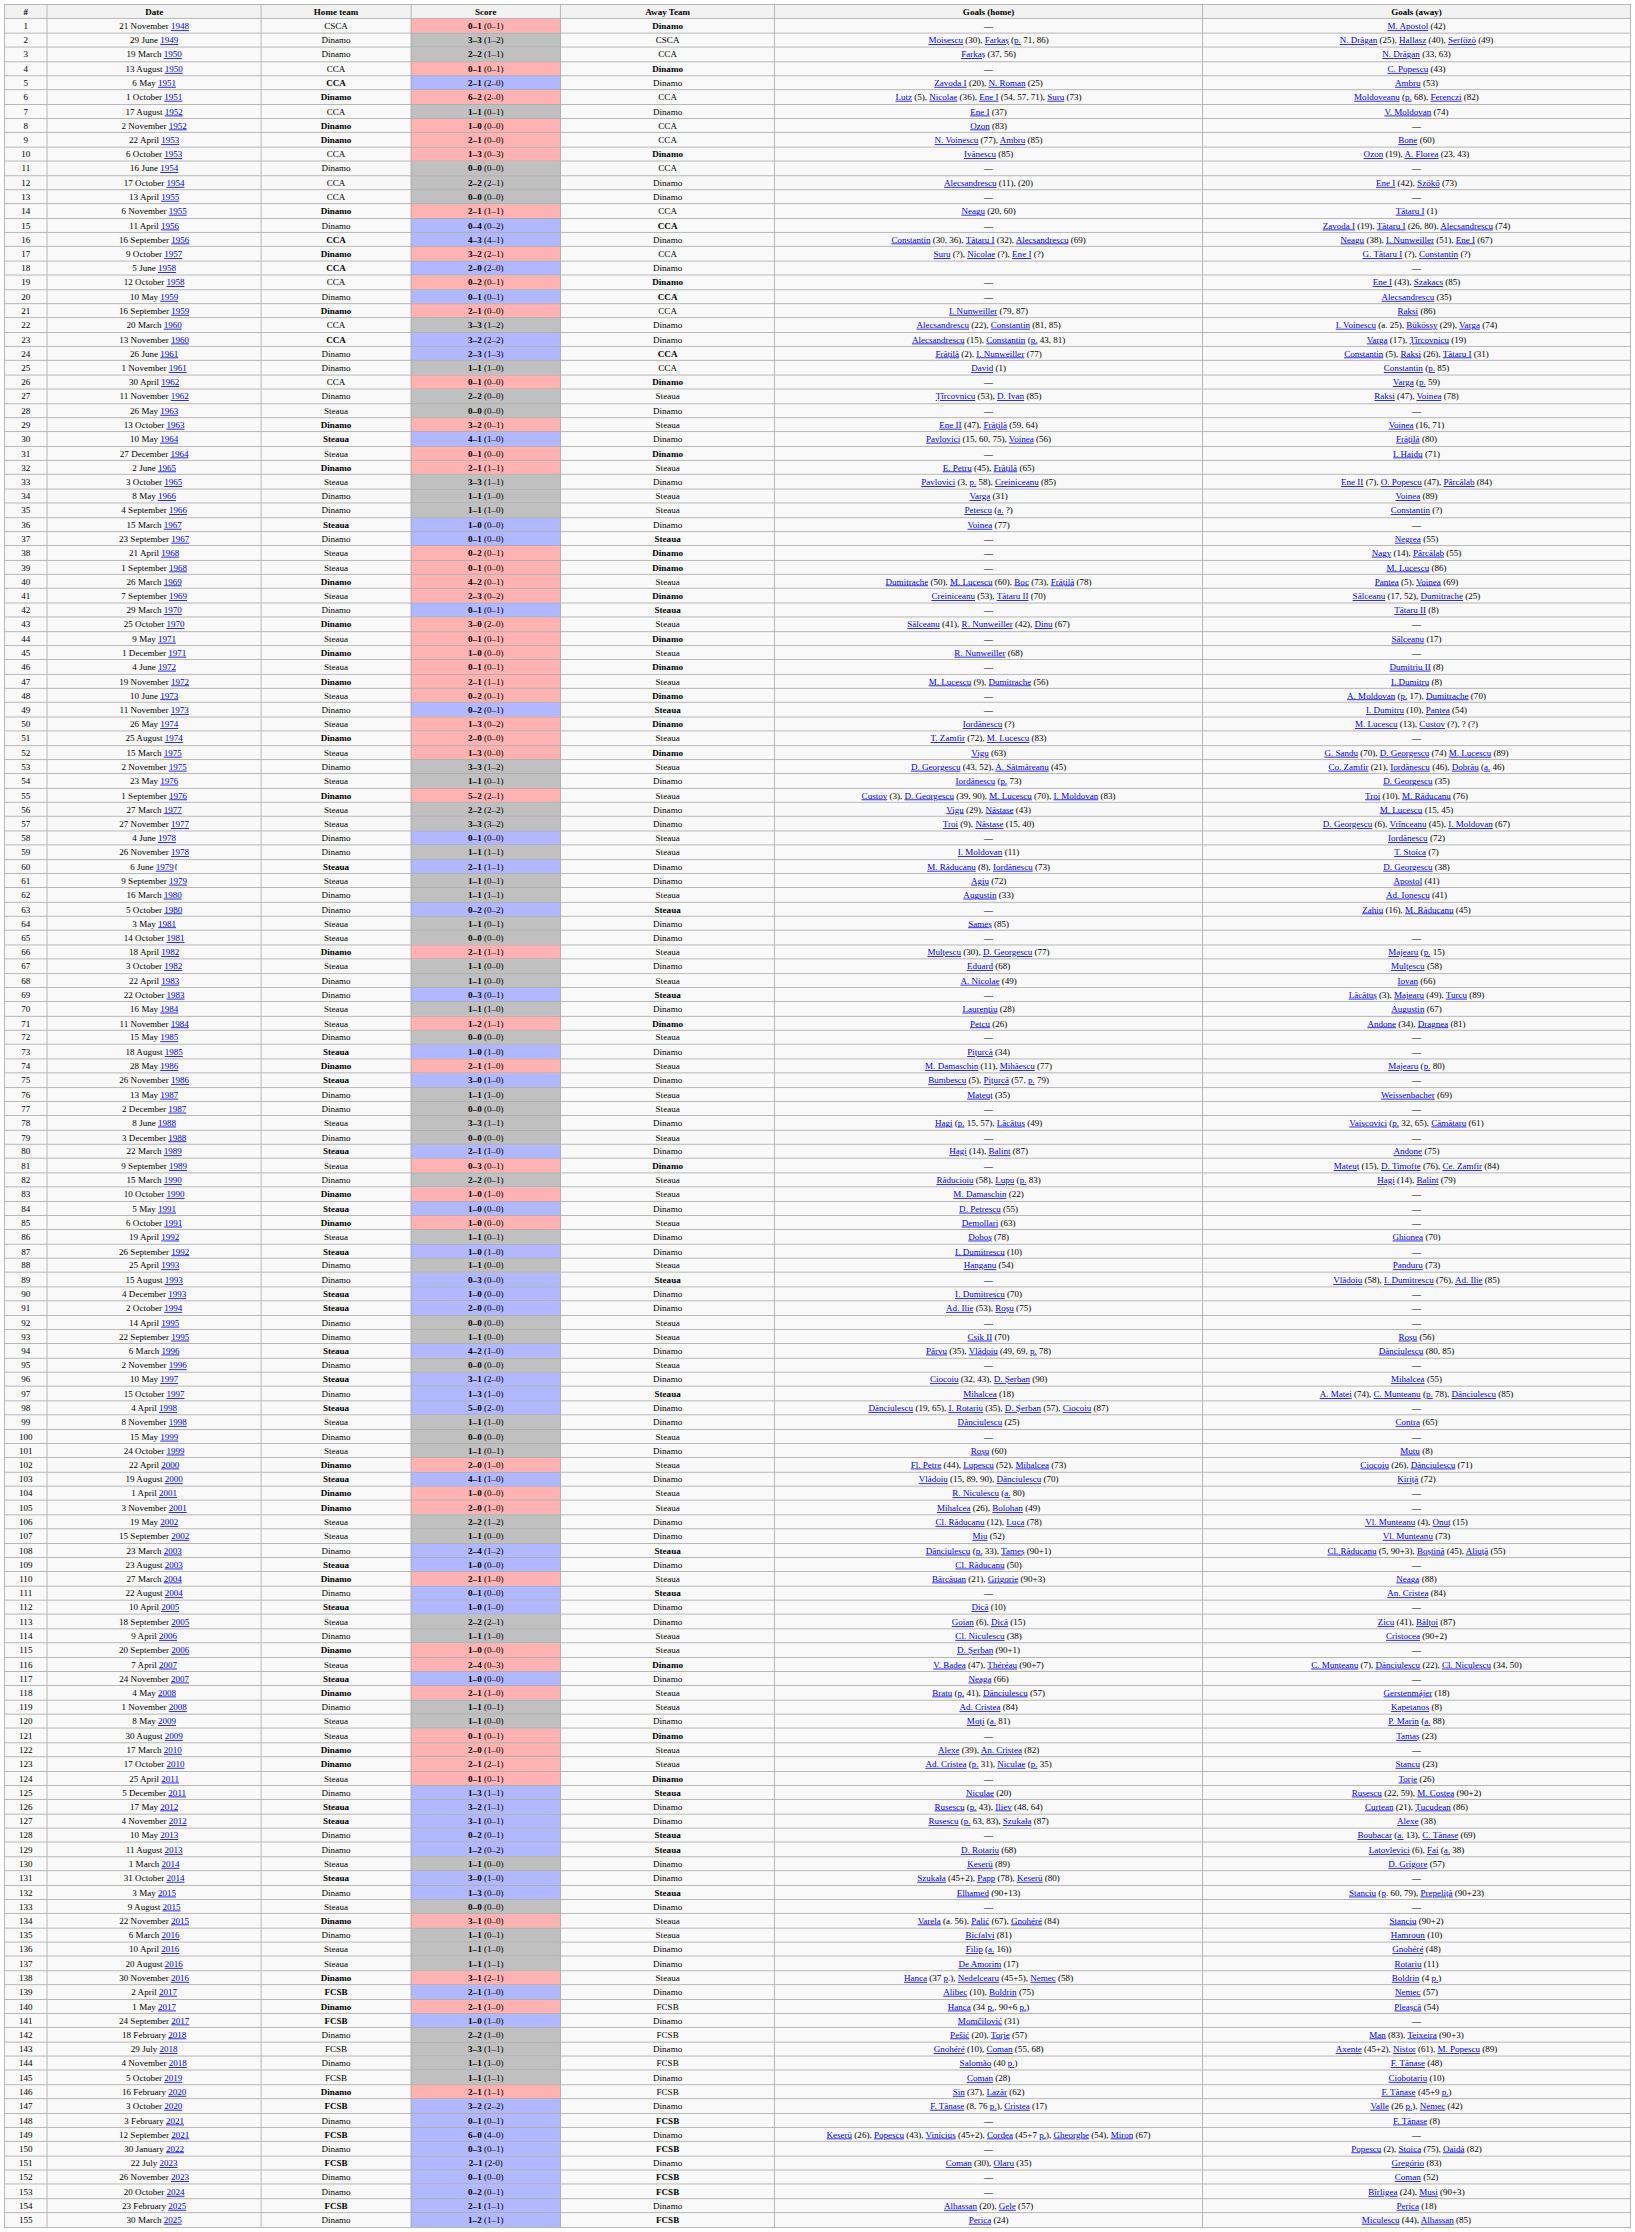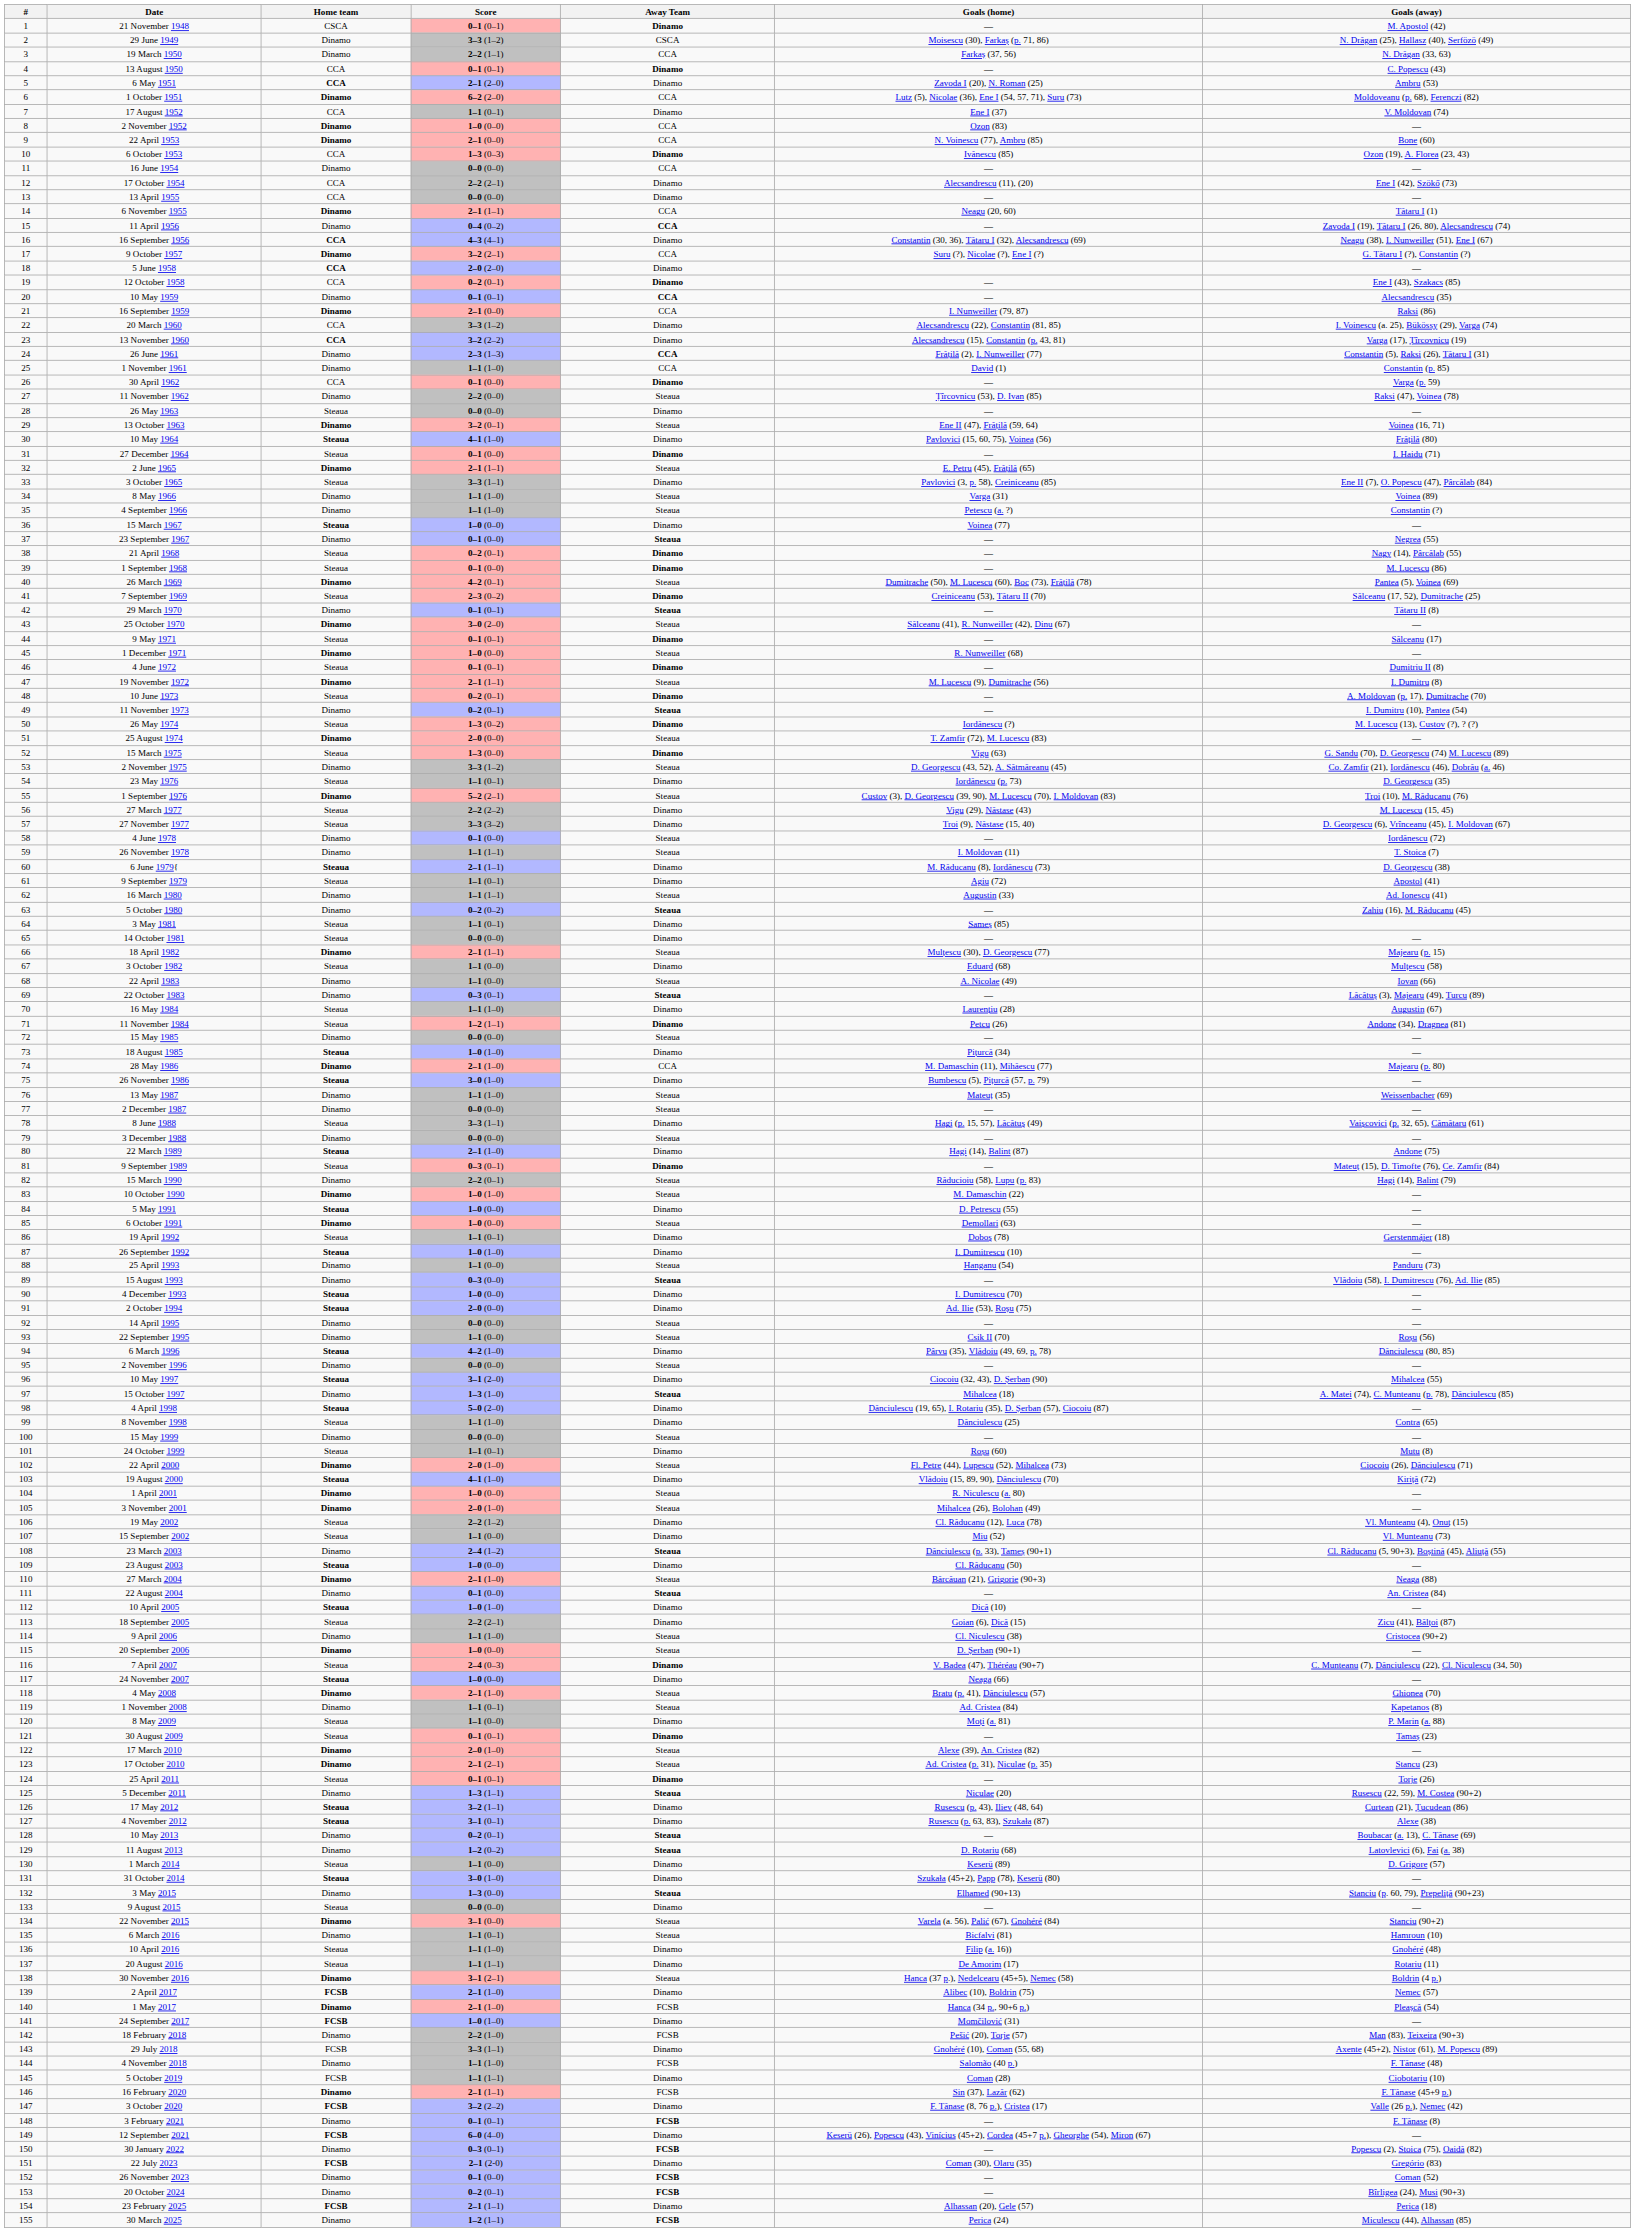(668, 1066) Steaua -> (668, 1066) CCA
(1416, 1237) Ghionea (70) -> (1416, 1237) Gerstenmájer (18)
(1416, 1693) Gerstenmájer (18) -> (1416, 1693) Ghionea (70)
